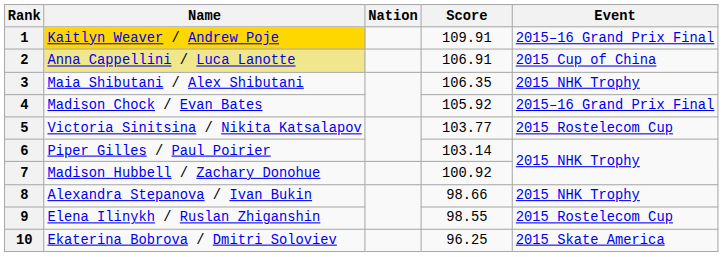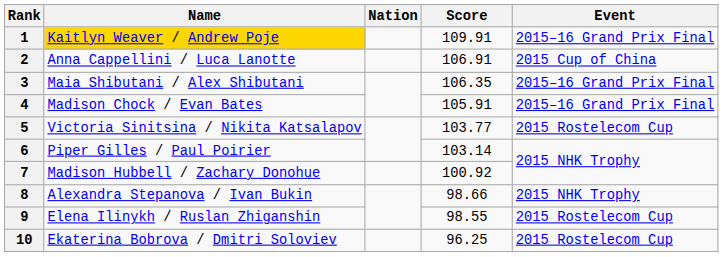(172, 61) khaki background -> (172, 61) no background
(578, 83) 2015 NHK Trophy -> (615, 83) 2015–16 Grand Prix Final
(467, 106) 105.92 -> (467, 106) 105.91
(590, 240) 2015 Skate America -> (594, 240) 2015 Rostelecom Cup
